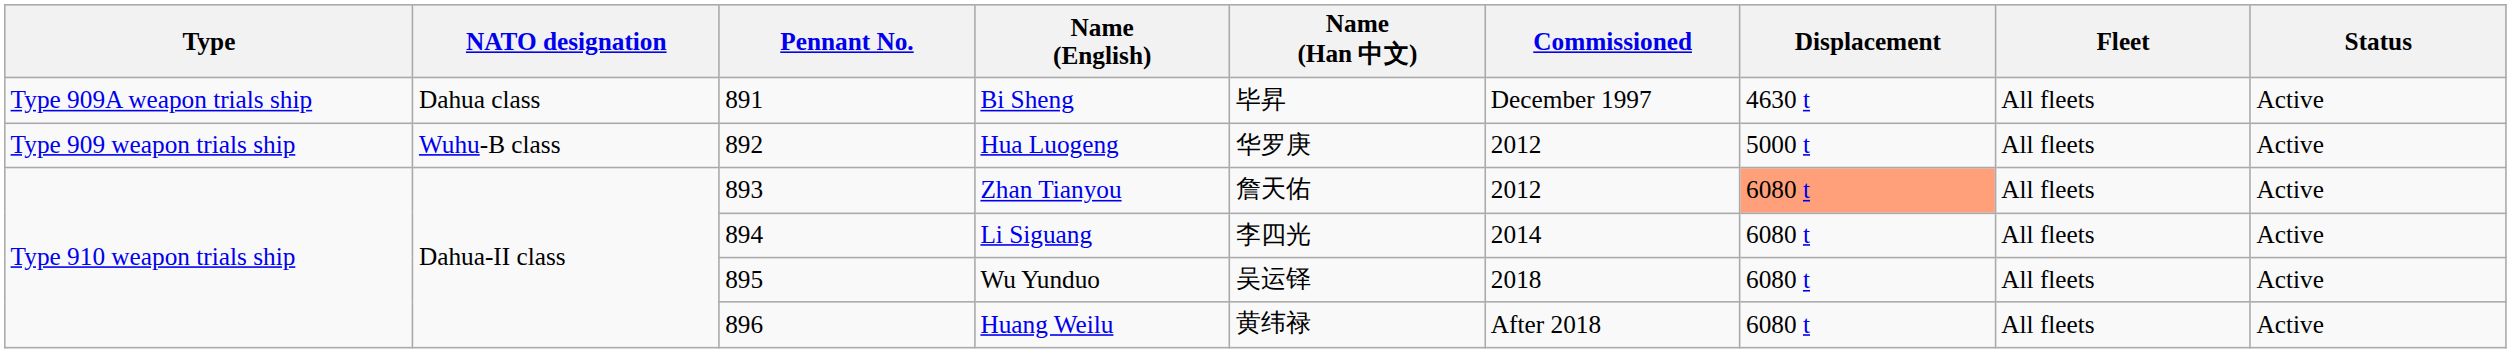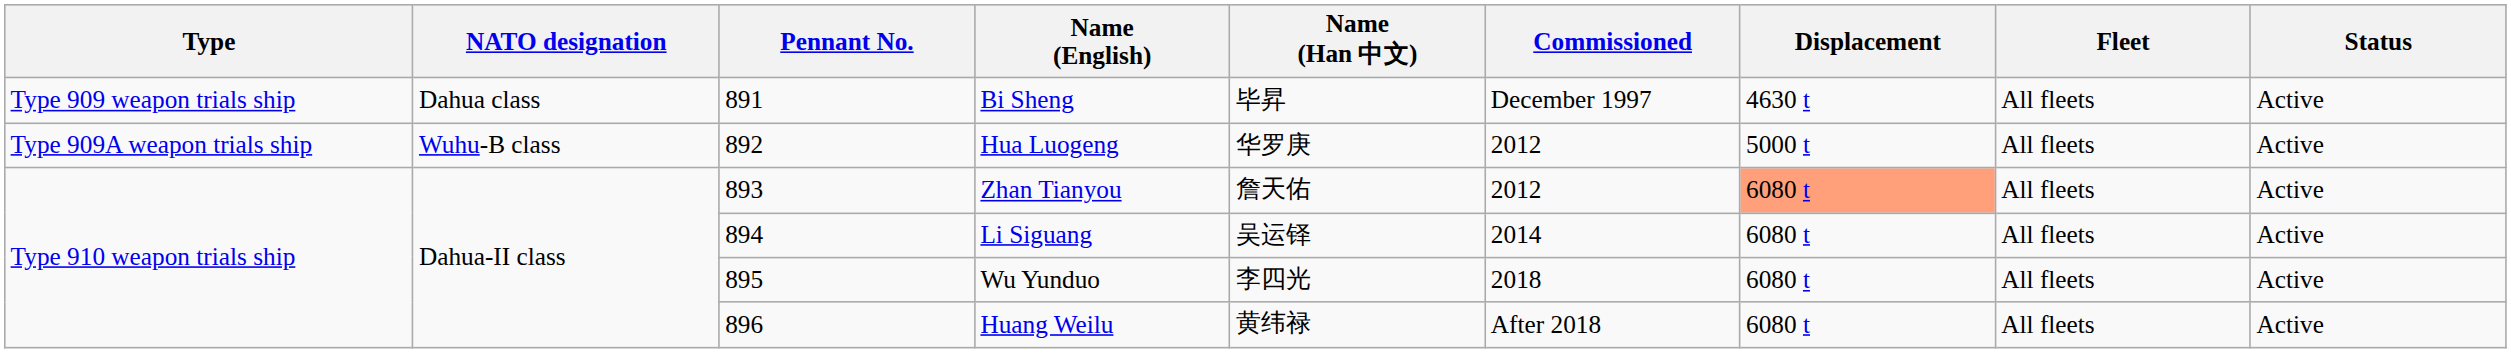(161, 100) Type 909A weapon trials ship -> (153, 100) Type 909 weapon trials ship
(153, 145) Type 909 weapon trials ship -> (161, 145) Type 909A weapon trials ship
(1274, 233) 李四光 -> (1274, 233) 吴运铎
(1274, 278) 吴运铎 -> (1274, 278) 李四光
